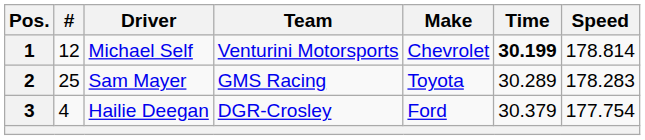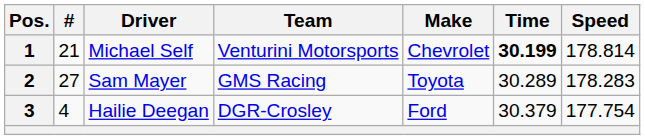(69, 50) 12 -> (69, 50) 21
(69, 81) 25 -> (69, 81) 27
